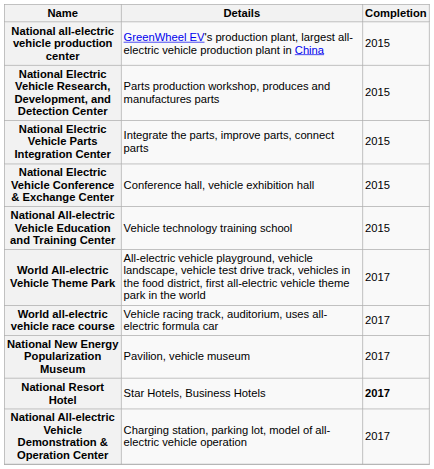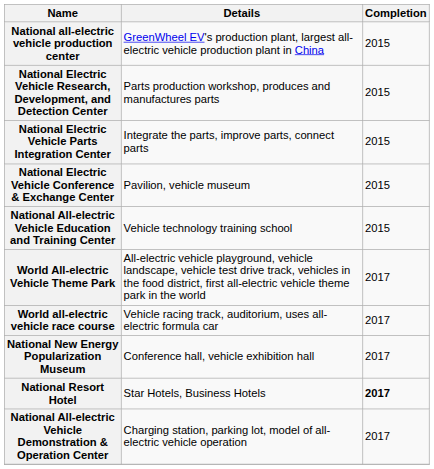(219, 185) Conference hall, vehicle exhibition hall -> (187, 185) Pavilion, vehicle museum
(187, 357) Pavilion, vehicle museum -> (219, 357) Conference hall, vehicle exhibition hall
